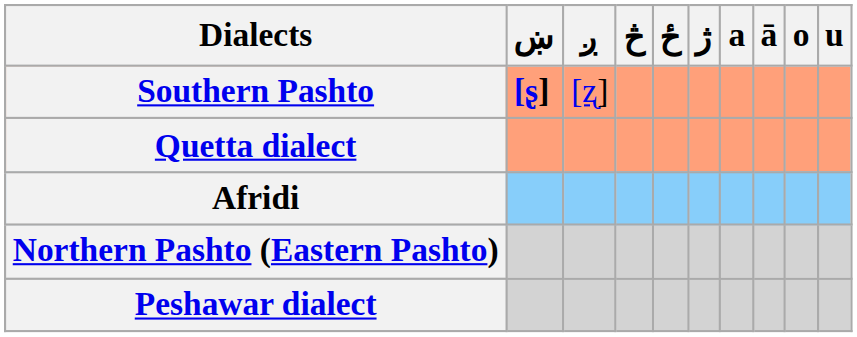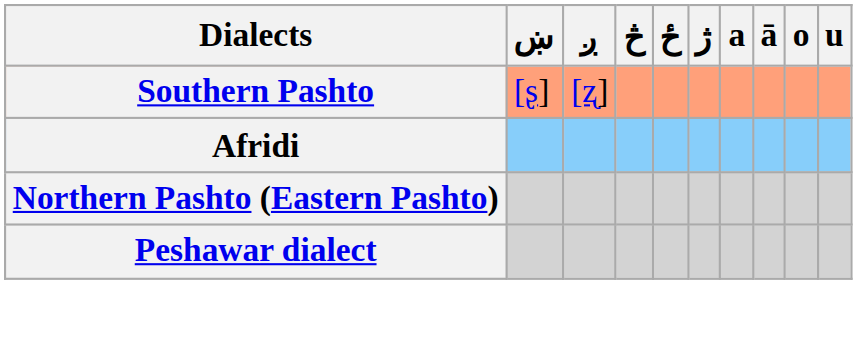(532, 91) bold -> (532, 91) normal
- row: (256, 144)
